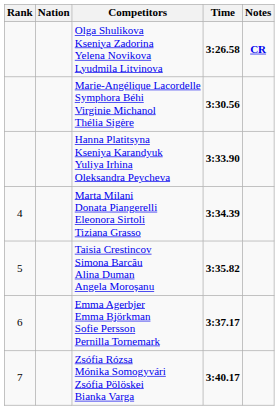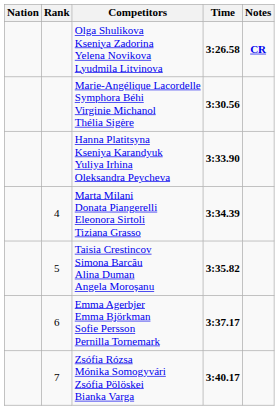columns swapped: (20, 13) <-> (54, 13)
